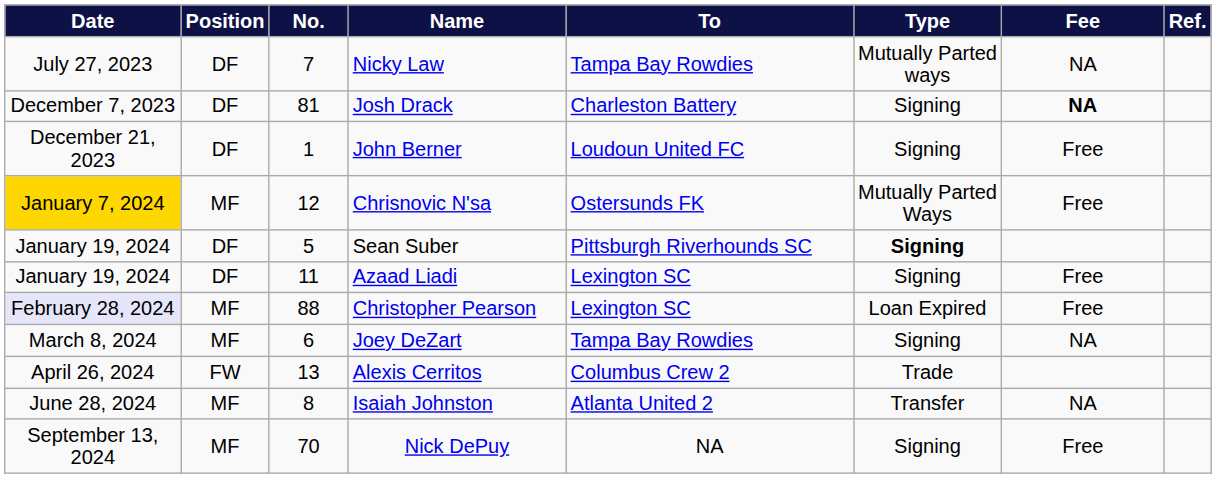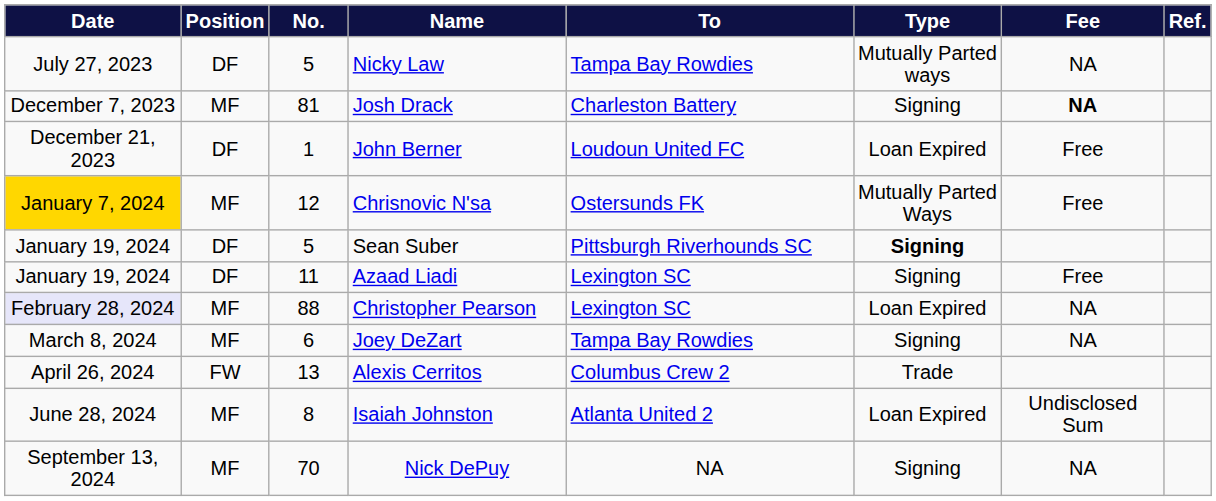(309, 64) 7 -> (309, 64) 5
(225, 106) DF -> (225, 106) MF
(927, 149) Signing -> (928, 149) Loan Expired
(1083, 309) Free -> (1083, 309) NA
(927, 404) Transfer -> (928, 415) Loan Expired
(1083, 404) NA -> (1083, 415) Undisclosed Sum
(1083, 447) Free -> (1083, 469) NA
